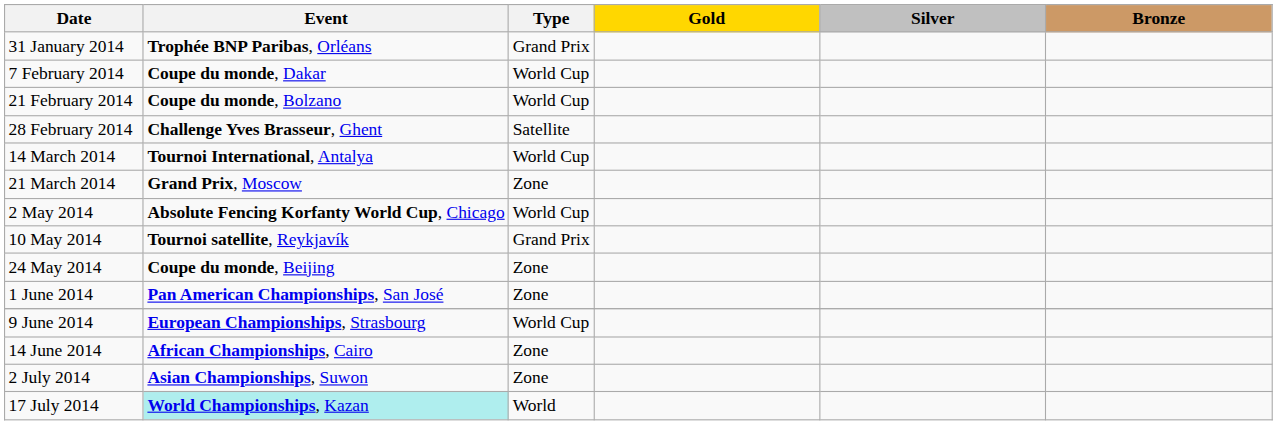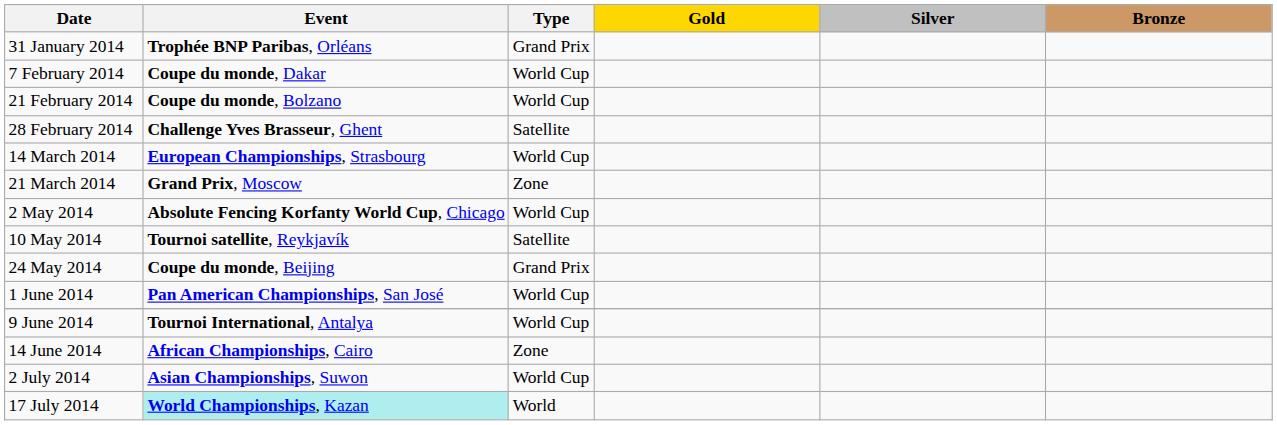(260, 156) Tournoi International, Antalya -> (286, 156) European Championships, Strasbourg
(551, 239) Grand Prix -> (541, 239) Satellite
(531, 267) Zone -> (551, 267) Grand Prix
(531, 294) Zone -> (551, 294) World Cup
(286, 322) European Championships, Strasbourg -> (260, 322) Tournoi International, Antalya
(531, 377) Zone -> (551, 377) World Cup
